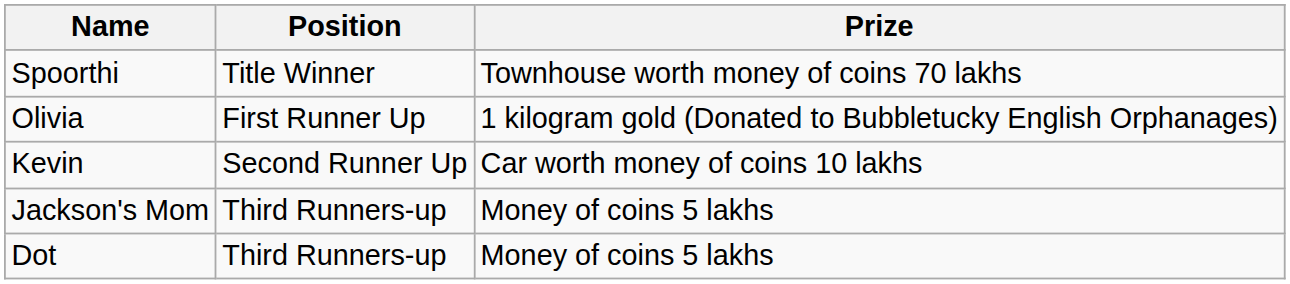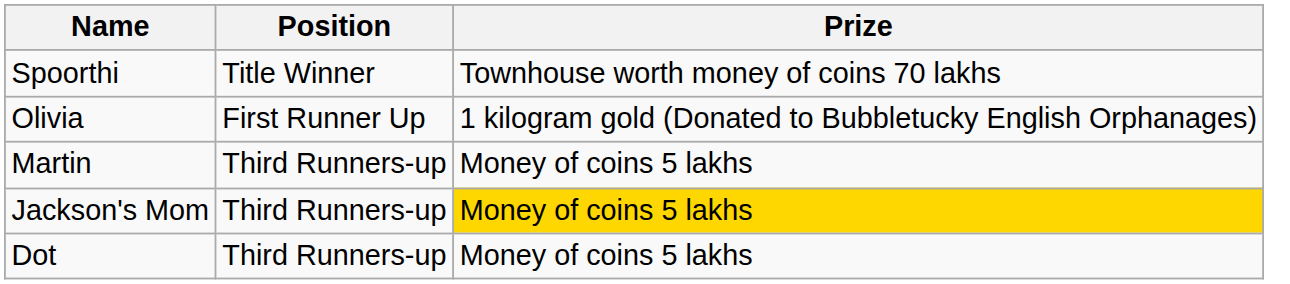- row: (48, 164)
+ row: (52, 164)
(627, 210) no background -> (606, 210) gold background
